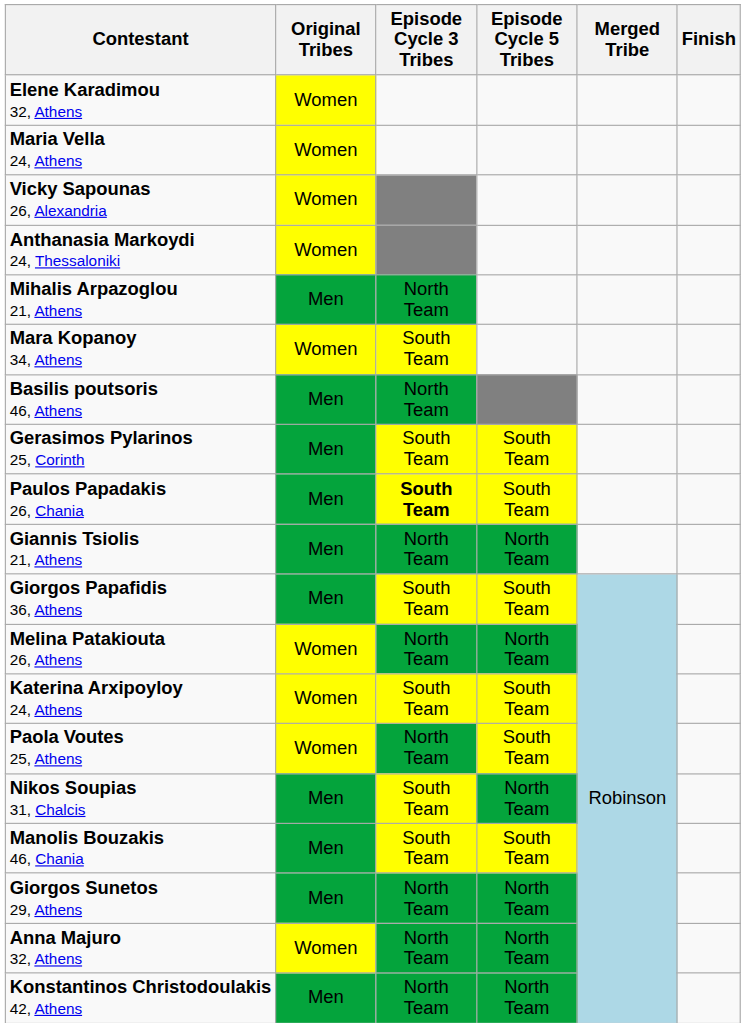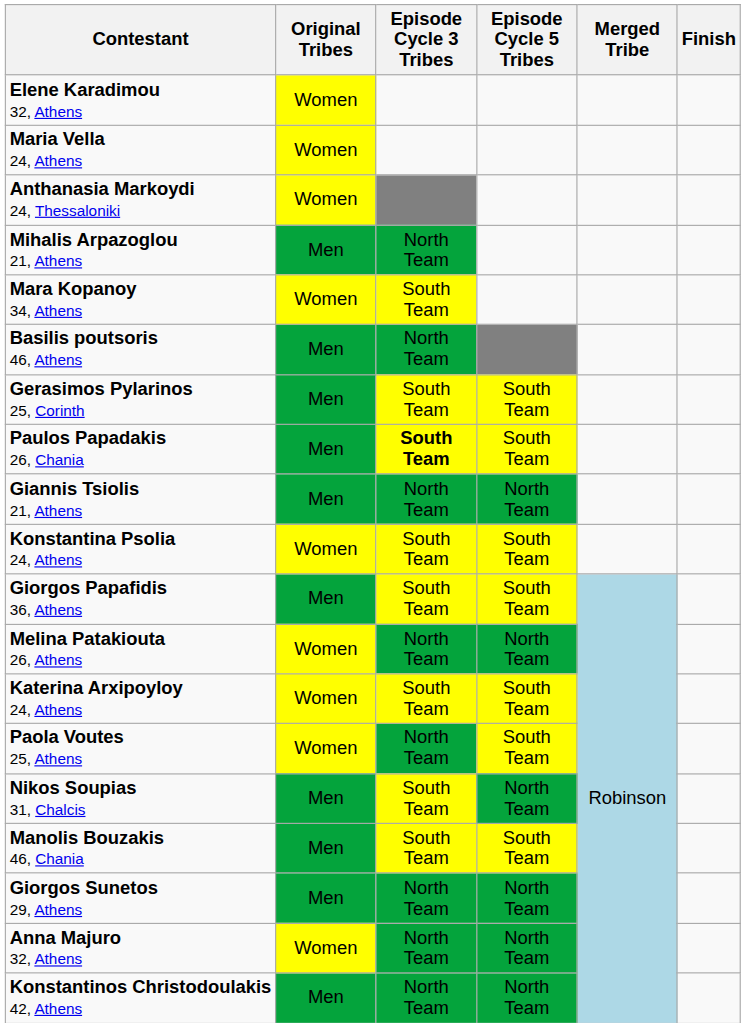- row: (80, 199)
+ row: (92, 548)
